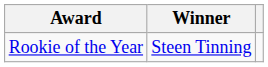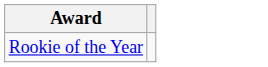- column: (201, 18)
